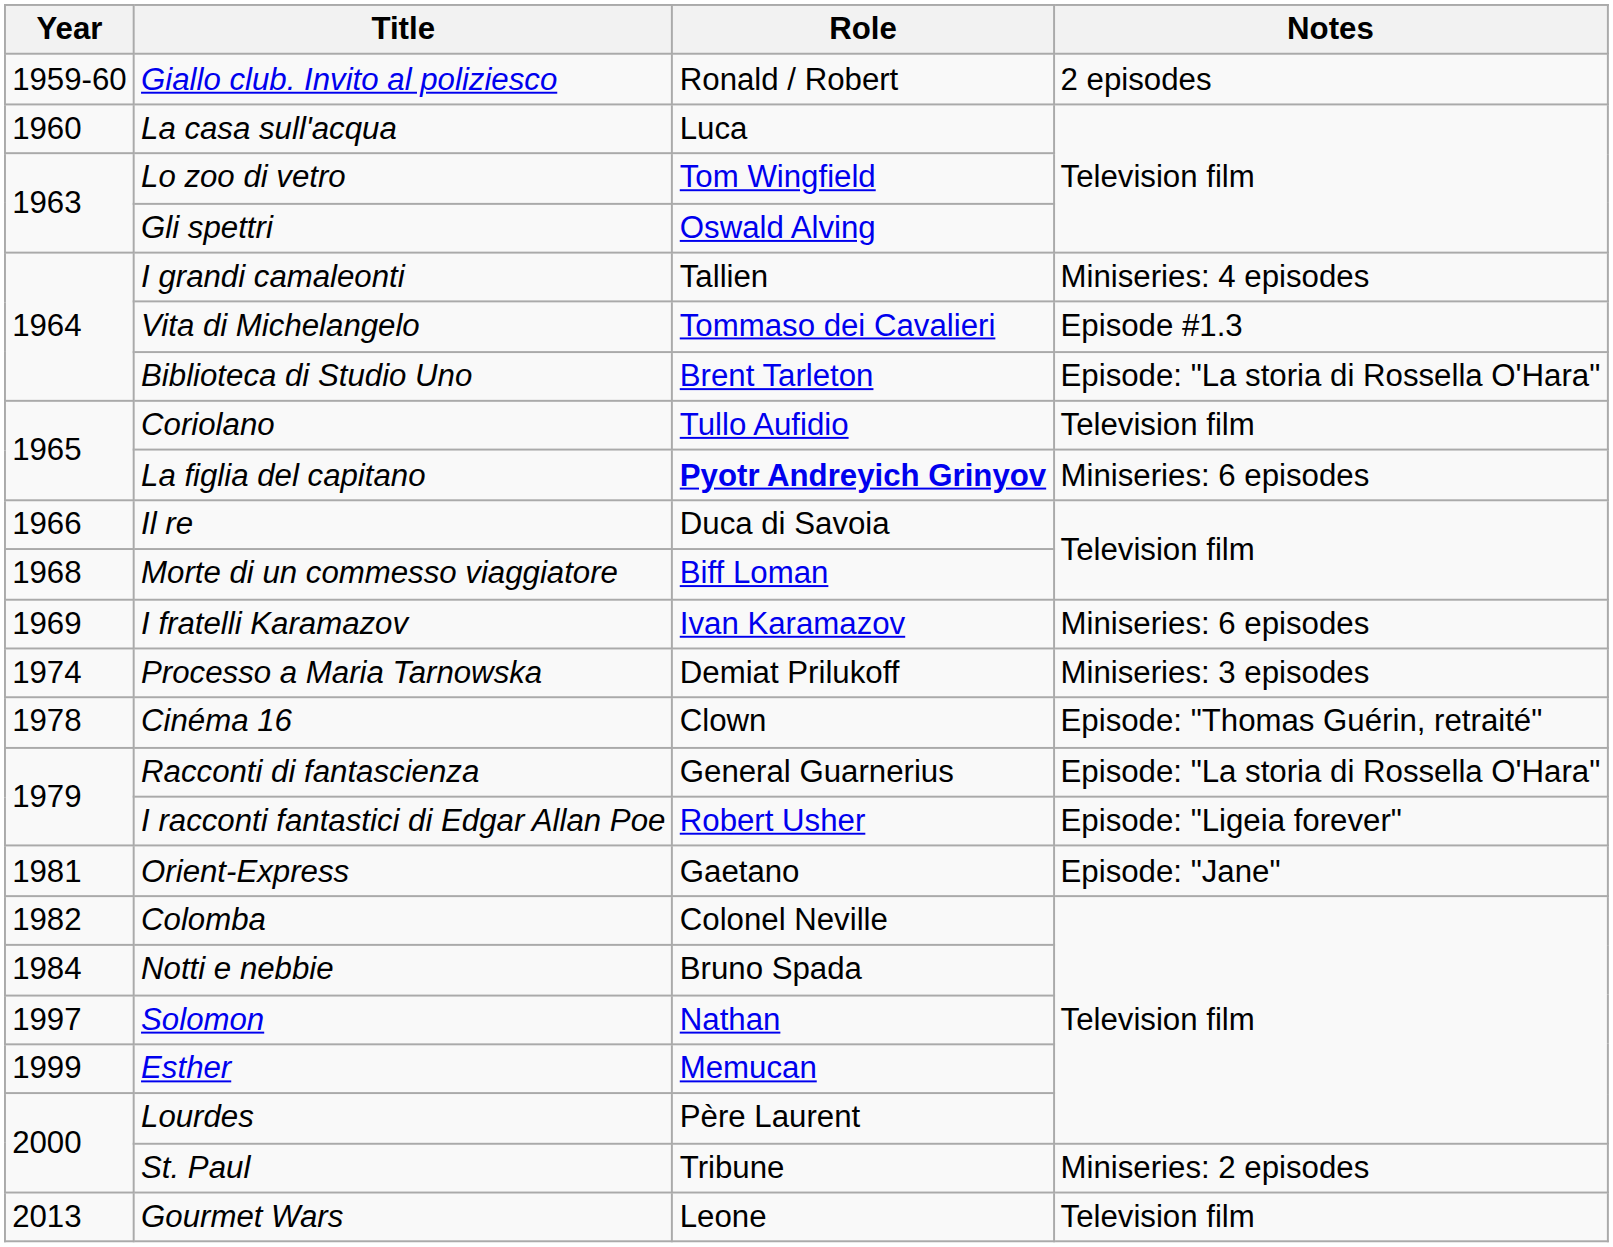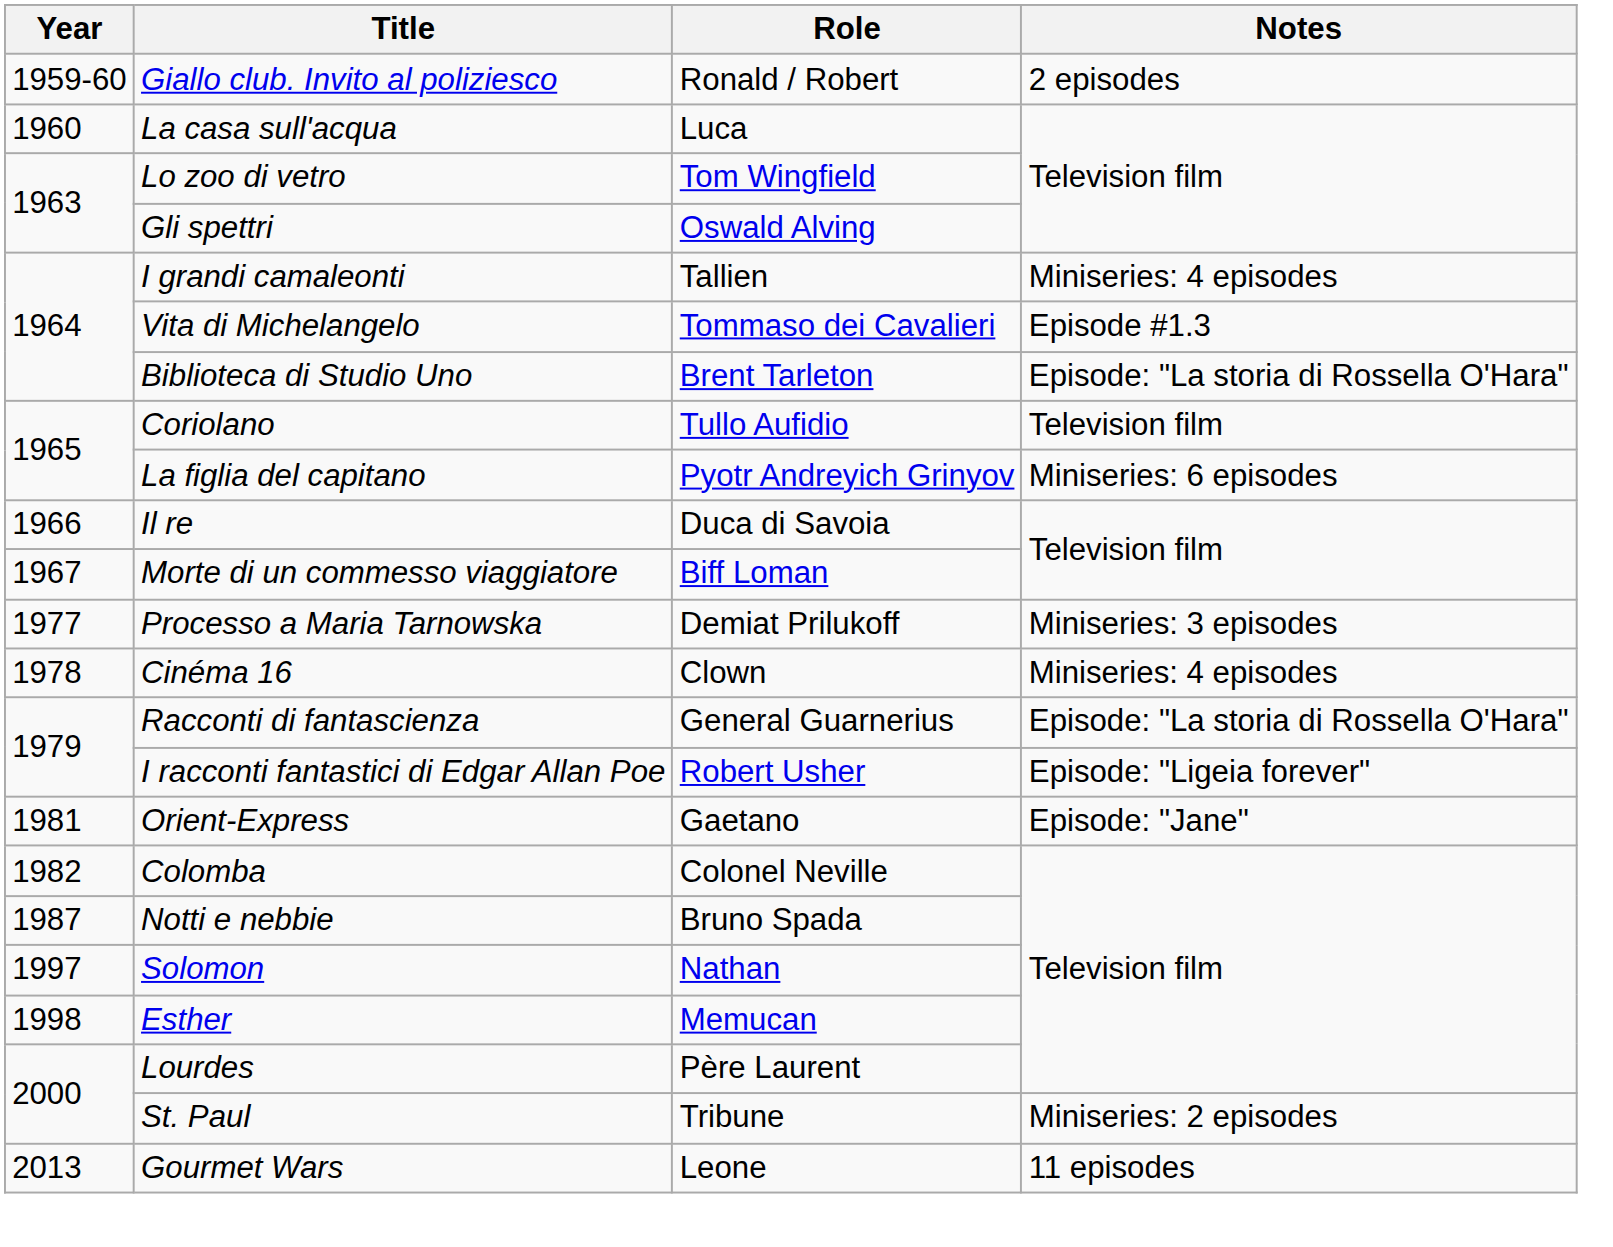(863, 474) bold -> (847, 474) normal
(47, 573) 1968 -> (47, 573) 1967
- row: (275, 623)
(47, 672) 1974 -> (47, 623) 1977
(1301, 721) Episode: "Thomas Guérin, retraité" -> (1183, 672) Miniseries: 4 episodes
(47, 969) 1984 -> (47, 919) 1987
(47, 1068) 1999 -> (47, 1018) 1998
(1158, 1216) Television film -> (1112, 1167) 11 episodes
